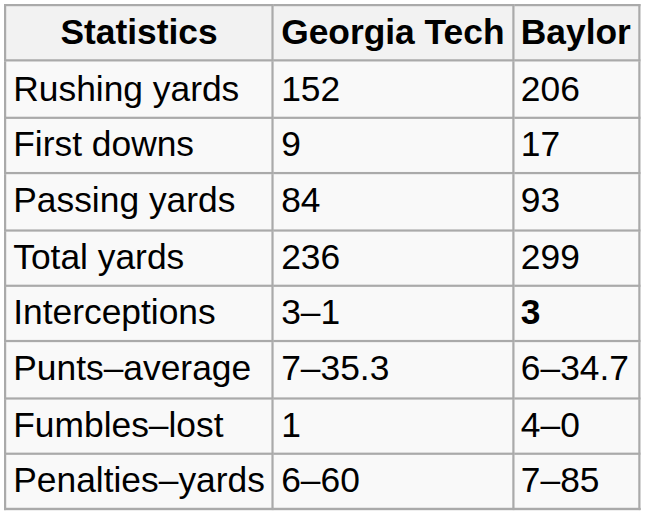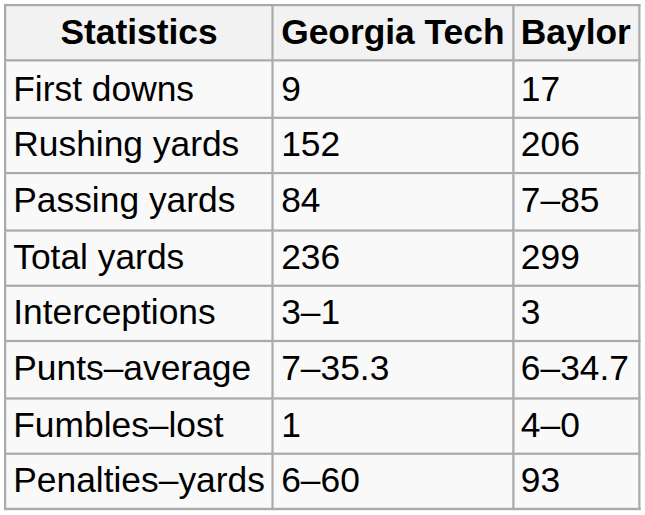rows swapped: (104, 144) <-> (126, 88)
(540, 200) 93 -> (560, 200) 7–85
(531, 312) bold -> (531, 312) normal
(560, 481) 7–85 -> (540, 481) 93
